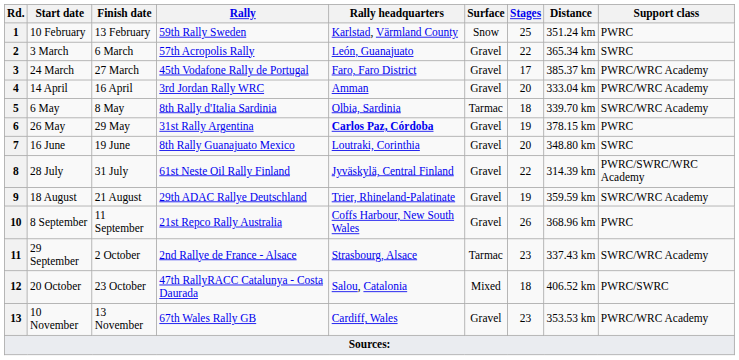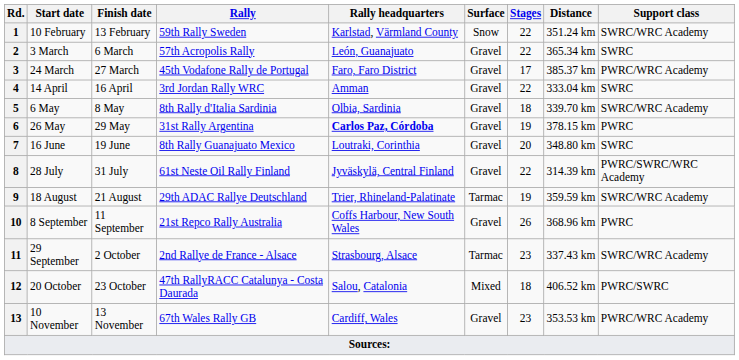(526, 32) 25 -> (526, 32) 22
(617, 32) PWRC -> (655, 32) SWRC/WRC Academy
(526, 88) 20 -> (526, 88) 22
(655, 88) PWRC/WRC Academy -> (617, 88) SWRC
(486, 107) Tarmac -> (486, 107) Gravel
(486, 196) Gravel -> (486, 196) Tarmac
